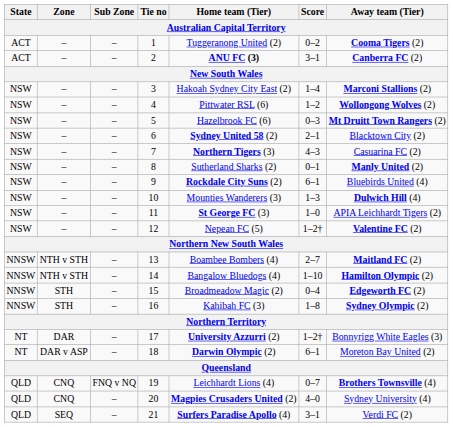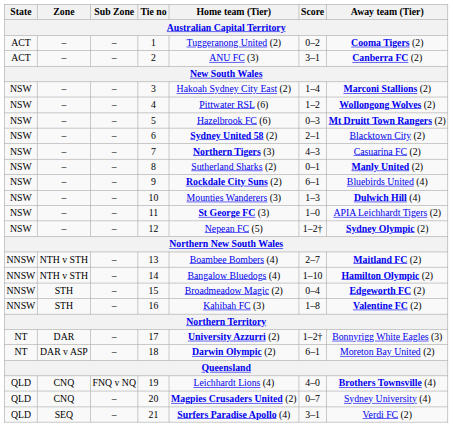(234, 58) bold -> (234, 58) normal
(387, 228) Valentine FC (2) -> (387, 228) Sydney Olympic (2)
(387, 306) Sydney Olympic (2) -> (387, 306) Valentine FC (2)
(313, 383) 0–7 -> (313, 383) 4–0
(313, 399) 4–0 -> (313, 399) 0–7
